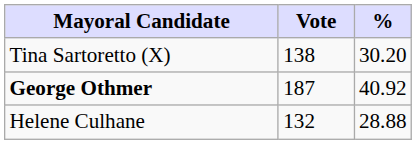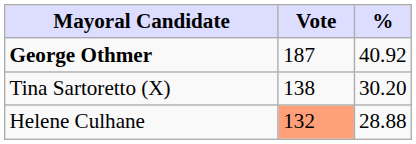rows swapped: (81, 88) <-> (90, 54)
(299, 121) no background -> (299, 121) lightsalmon background
